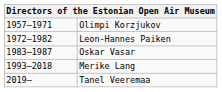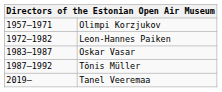+ row: (110, 66)
- row: (107, 66)
